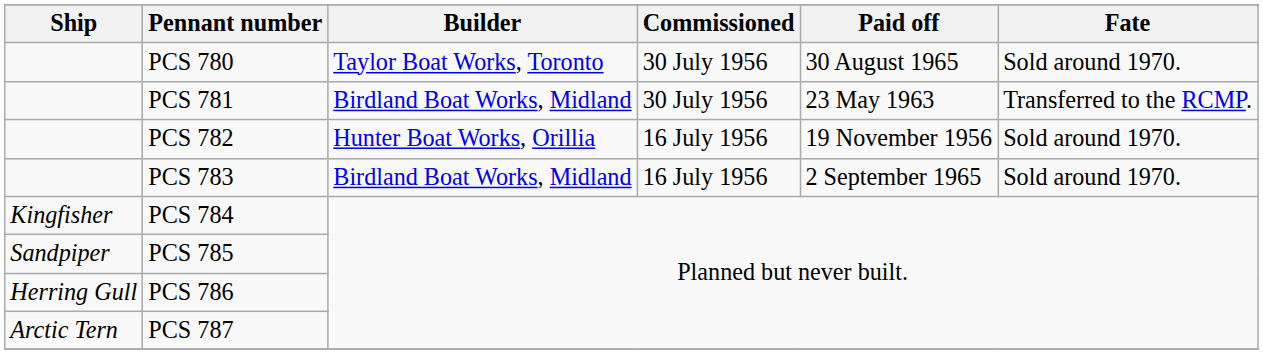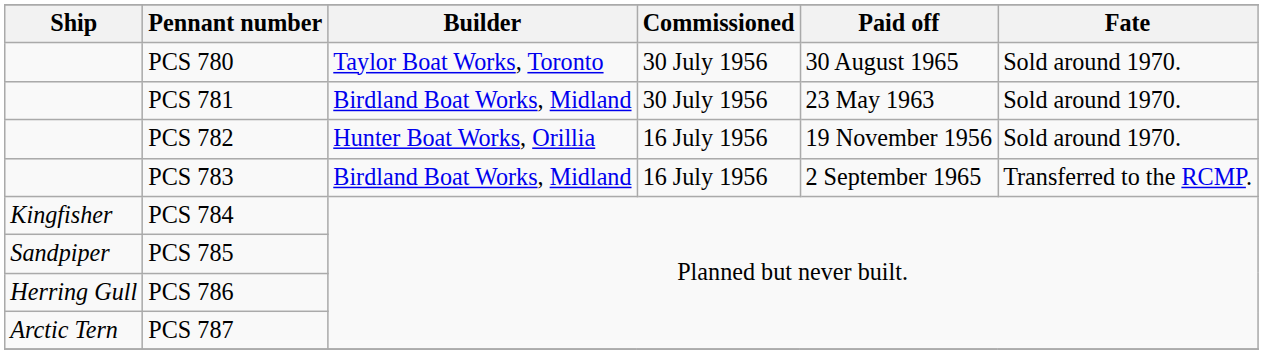(1128, 100) Transferred to the RCMP. -> (1092, 100) Sold around 1970.
(1092, 176) Sold around 1970. -> (1128, 176) Transferred to the RCMP.
